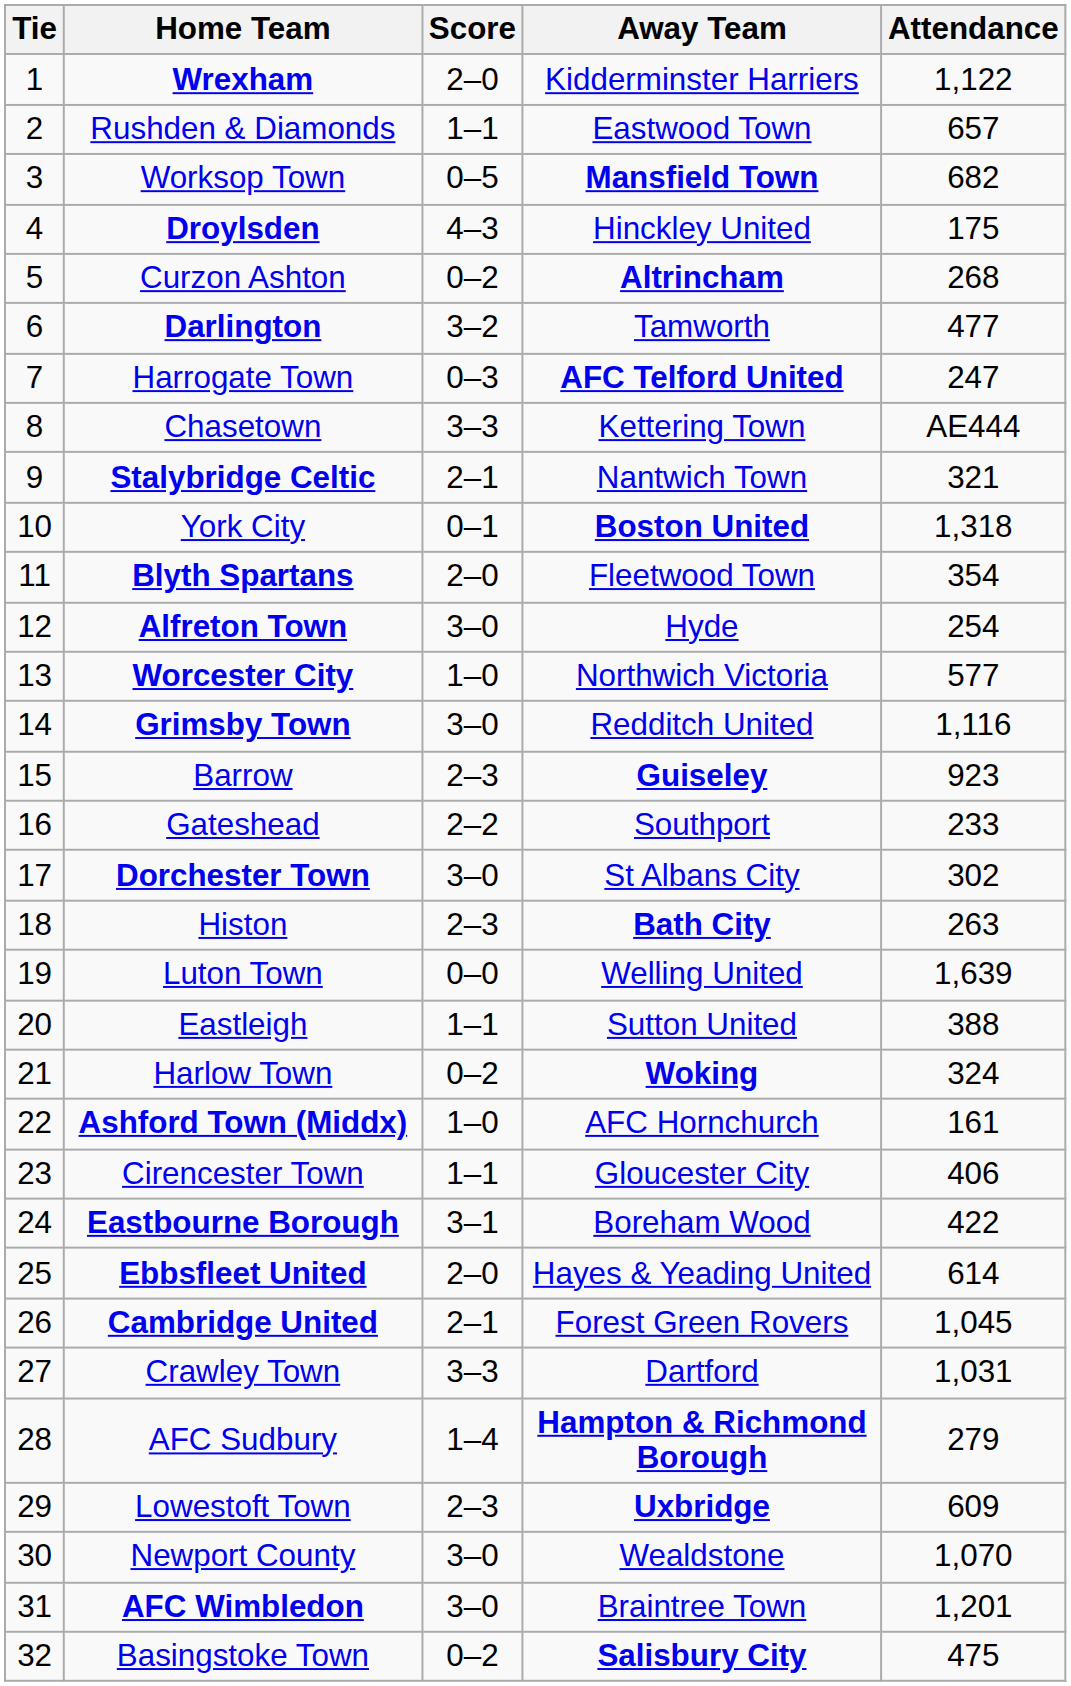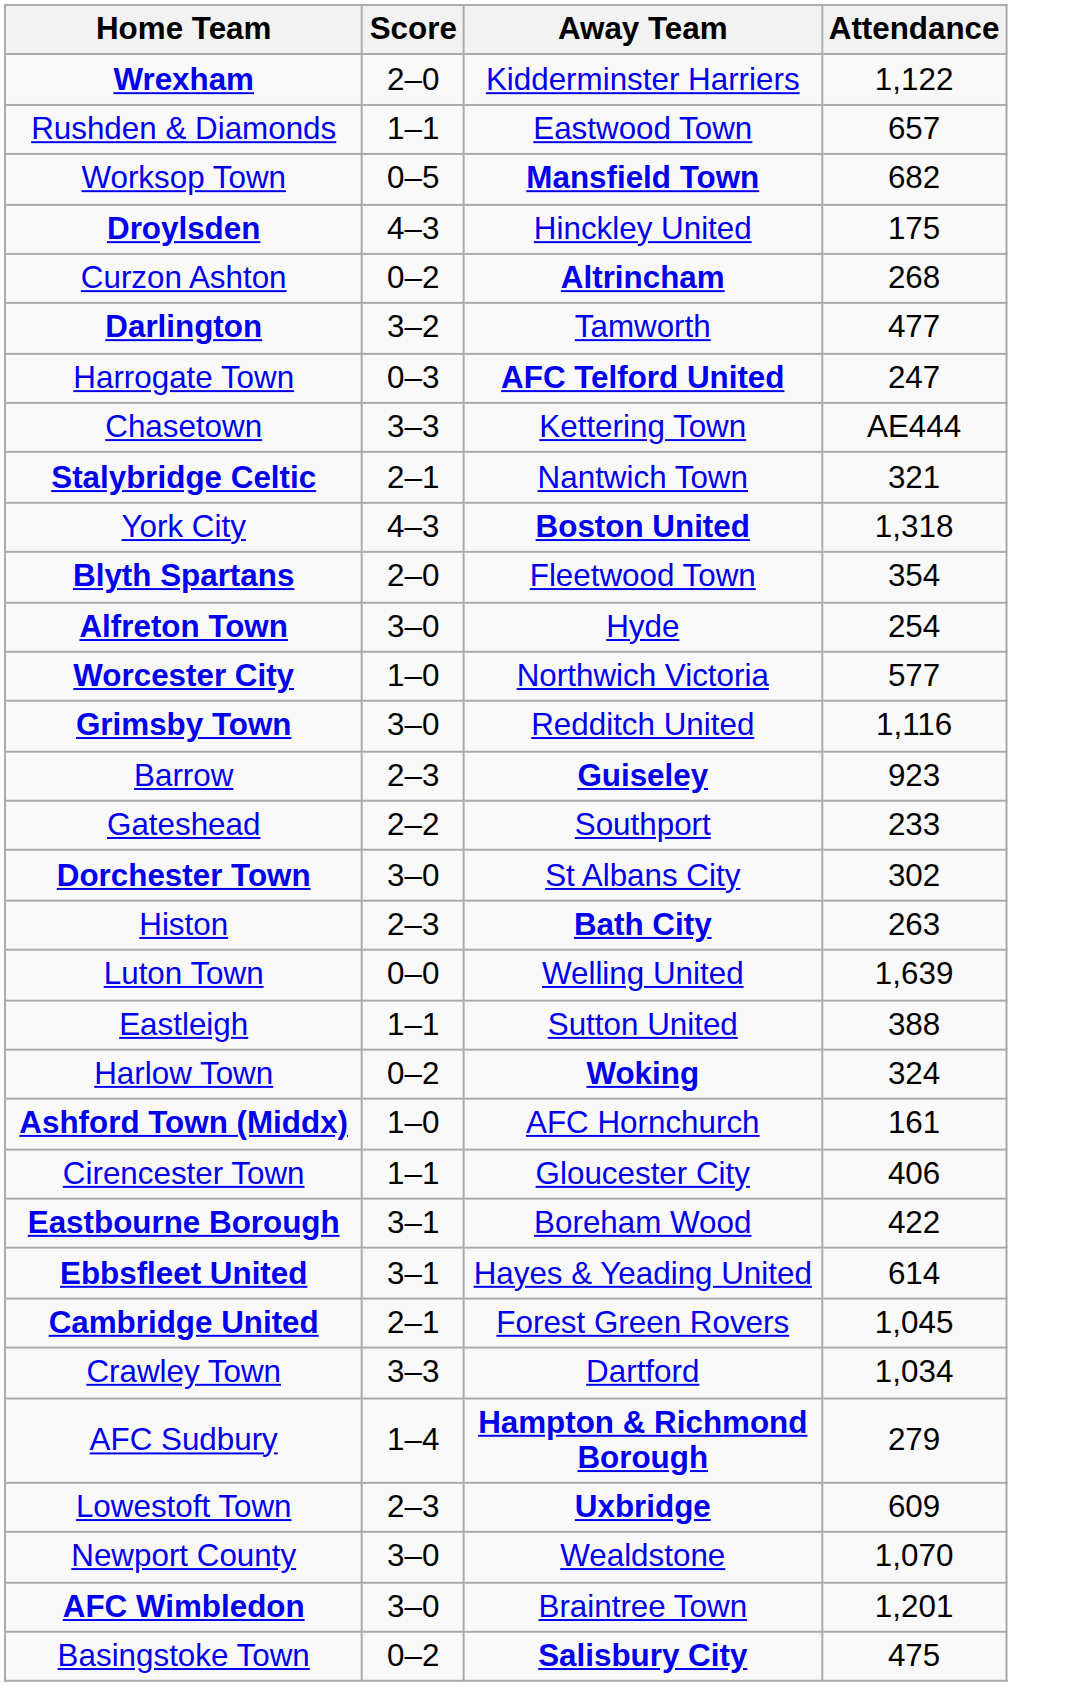- column: (35, 29)
(472, 526) 0–1 -> (413, 526) 4–3
(472, 1272) 2–0 -> (413, 1272) 3–1
(973, 1372) 1,031 -> (914, 1372) 1,034
